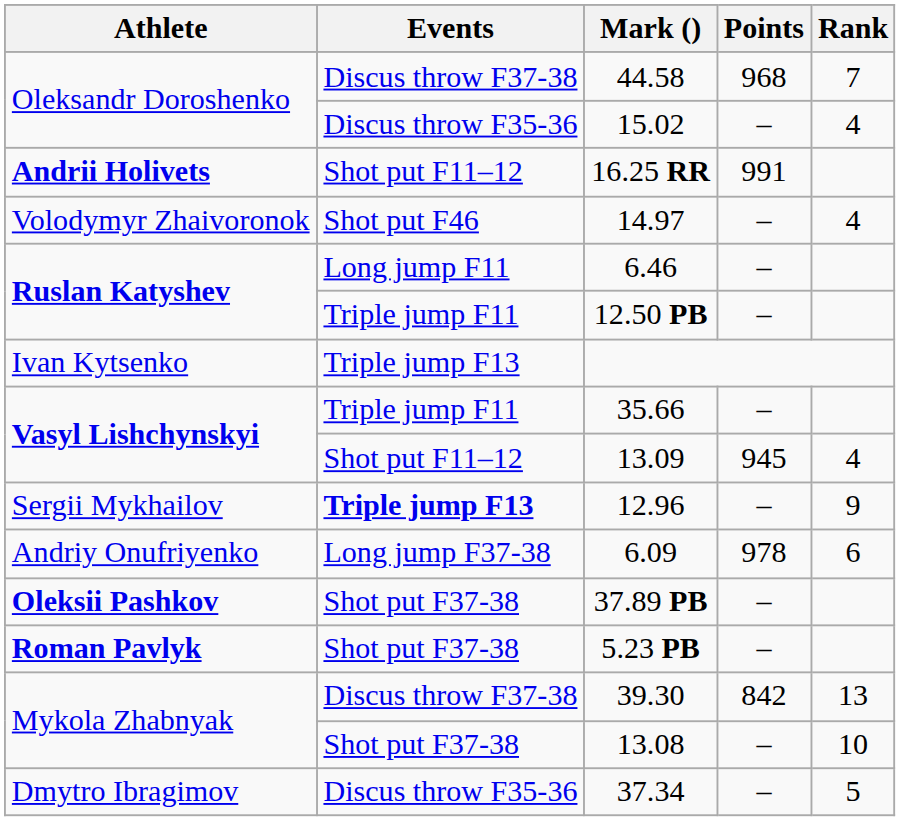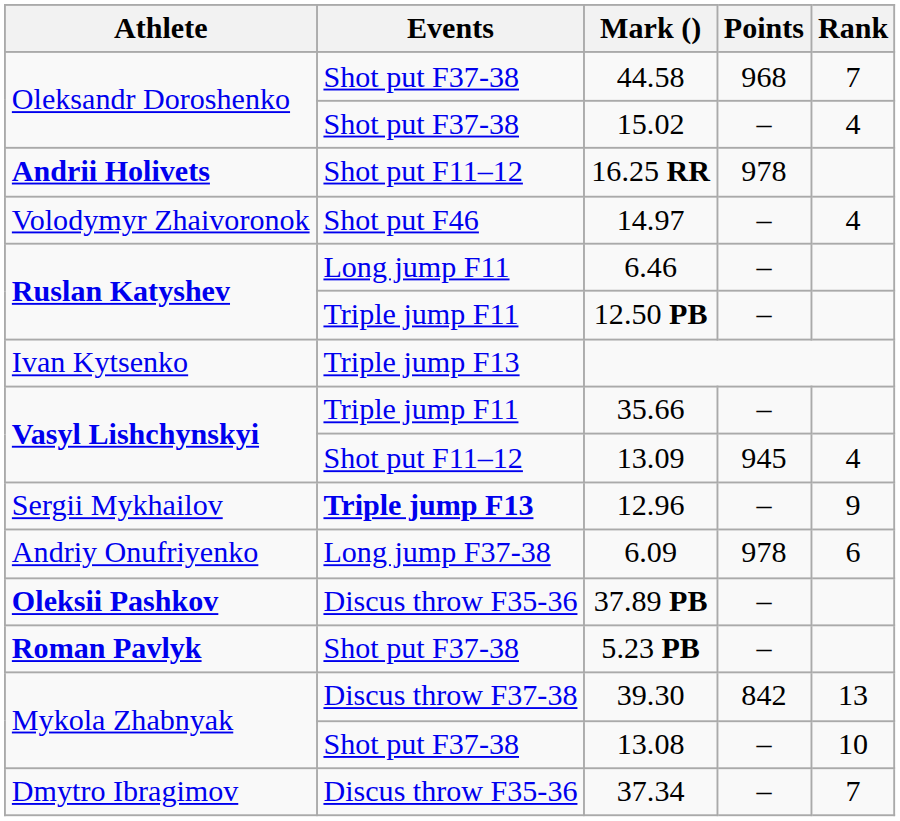(450, 76) Discus throw F37-38 -> (421, 76) Shot put F37-38
(450, 123) Discus throw F35-36 -> (421, 123) Shot put F37-38
(764, 171) 991 -> (764, 171) 978
(421, 600) Shot put F37-38 -> (450, 600) Discus throw F35-36
(853, 791) 5 -> (853, 791) 7
